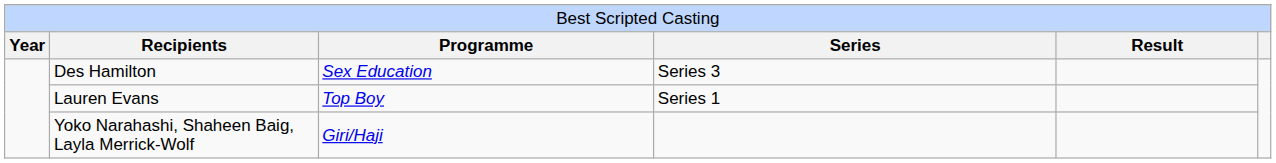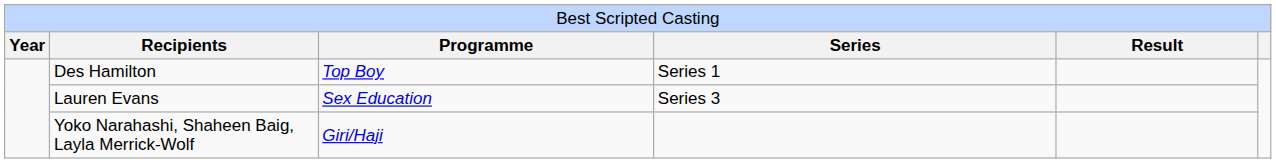(377, 72) Sex Education -> (353, 72) Top Boy
(689, 72) Series 3 -> (689, 72) Series 1
(353, 99) Top Boy -> (377, 99) Sex Education
(689, 99) Series 1 -> (689, 99) Series 3
